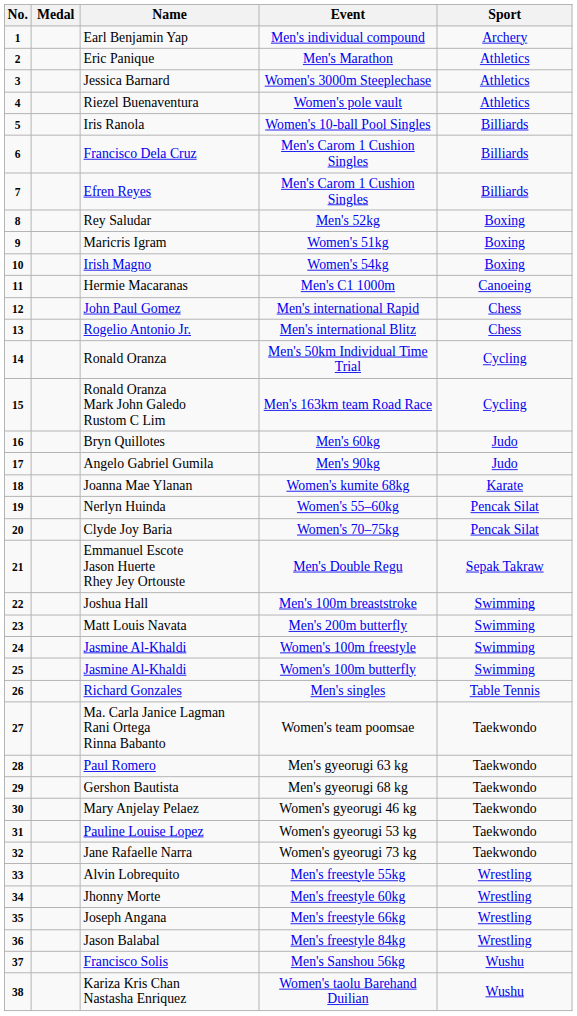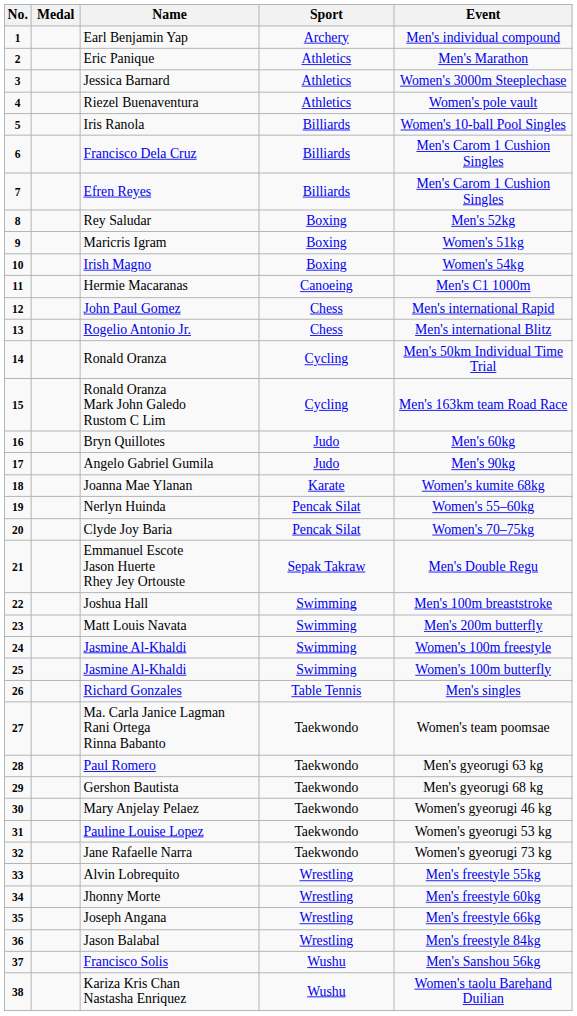columns swapped: (505, 15) <-> (348, 15)
